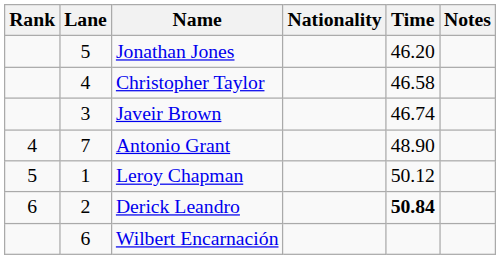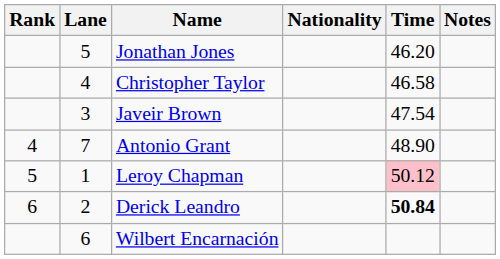(413, 113) 46.74 -> (413, 113) 47.54
(413, 176) no background -> (413, 176) pink background
